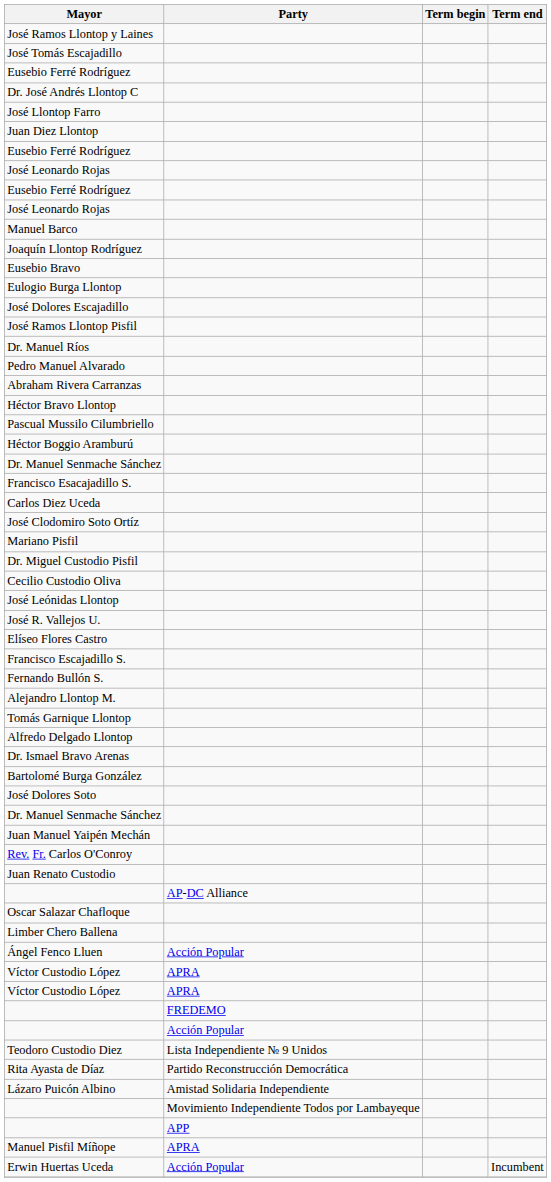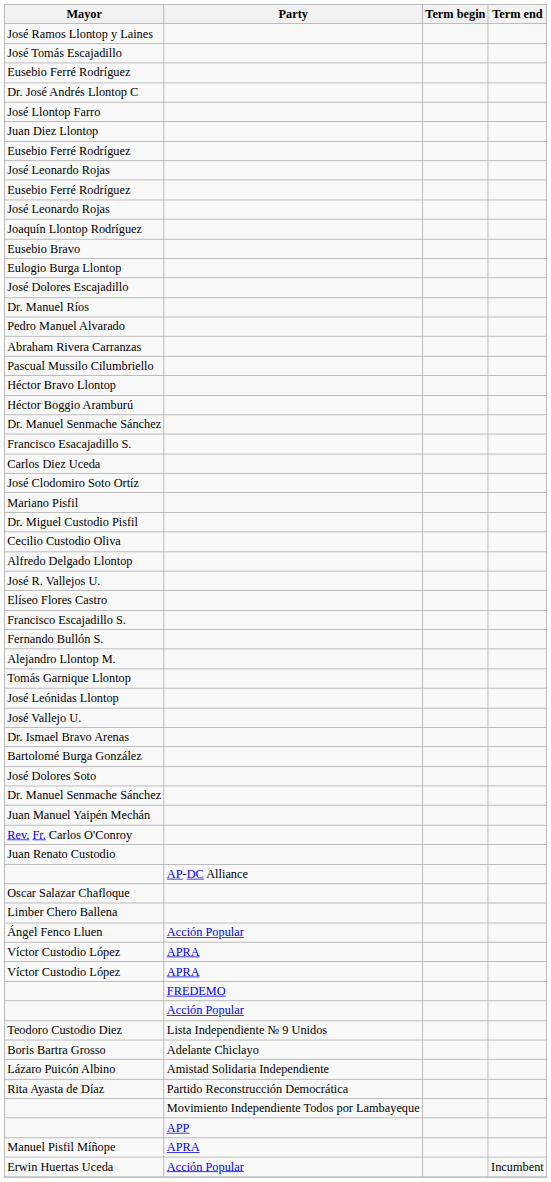- row: (42, 229)
- row: (72, 326)
rows swapped: (80, 424) <-> (62, 405)
rows swapped: (70, 737) <-> (63, 600)
+ row: (44, 717)
+ row: (56, 1049)
rows swapped: (56, 1069) <-> (61, 1088)
